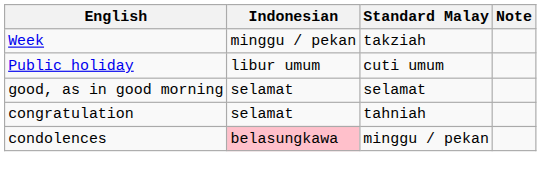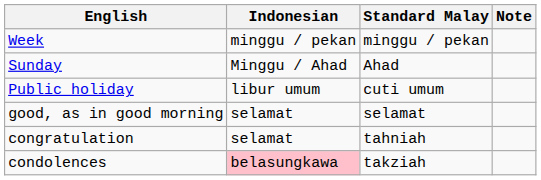(395, 41) takziah -> (426, 41) minggu / pekan
+ row: (35, 65)
(426, 139) minggu / pekan -> (395, 163) takziah
